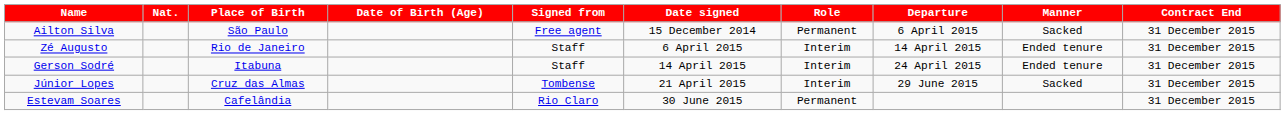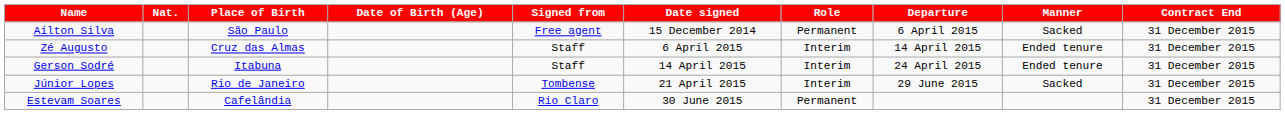(258, 49) Rio de Janeiro -> (258, 49) Cruz das Almas
(258, 84) Cruz das Almas -> (258, 84) Rio de Janeiro
